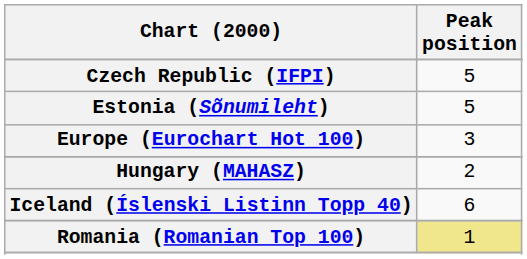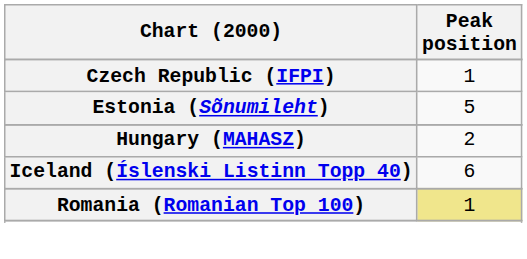(470, 76) 5 -> (470, 76) 1
- row: (211, 140)
